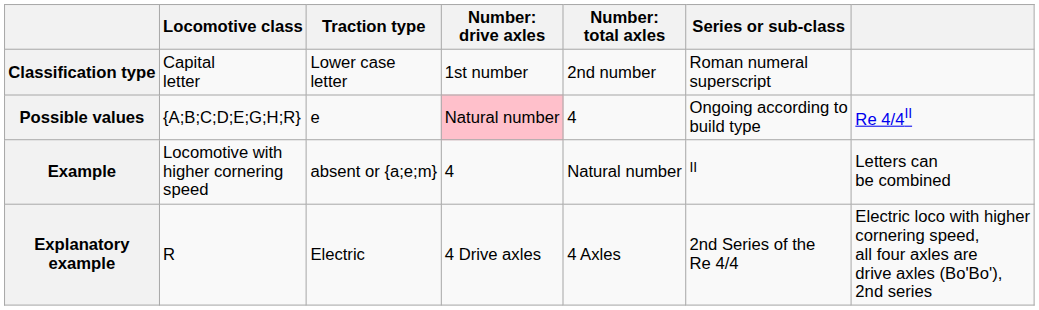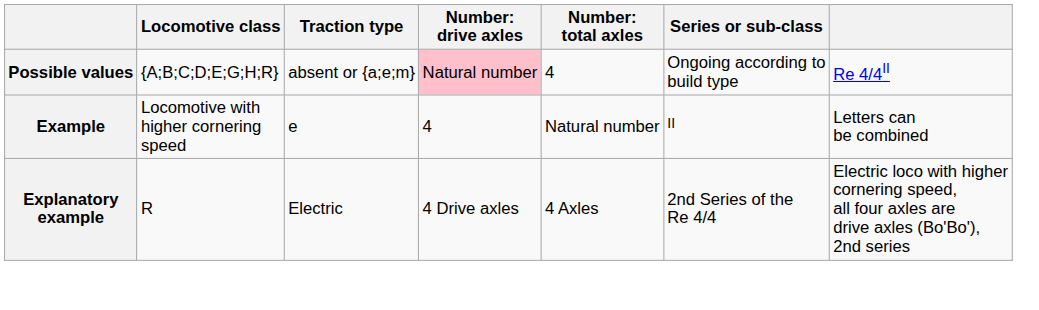- row: (82, 72)
(315, 117) e -> (352, 72) absent or {a;e;m}
(374, 171) absent or {a;e;m} -> (293, 126) e
